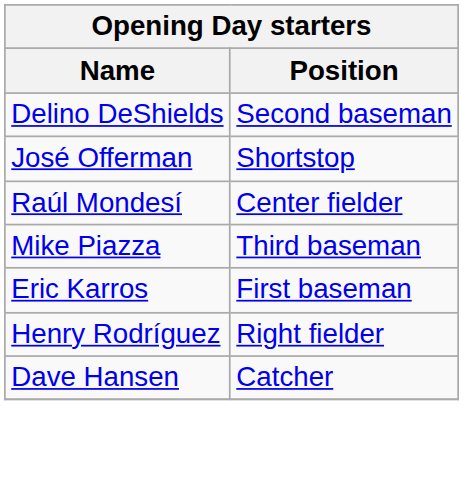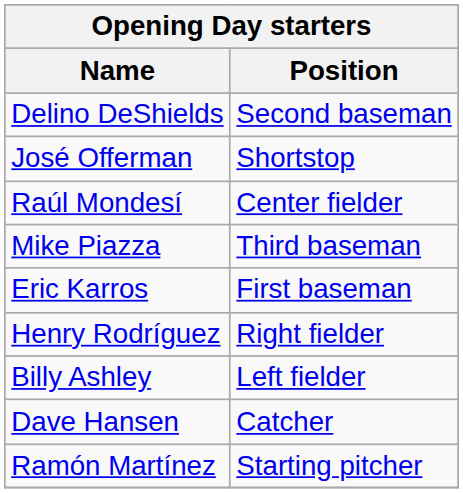+ row: (81, 377)
+ row: (114, 465)
